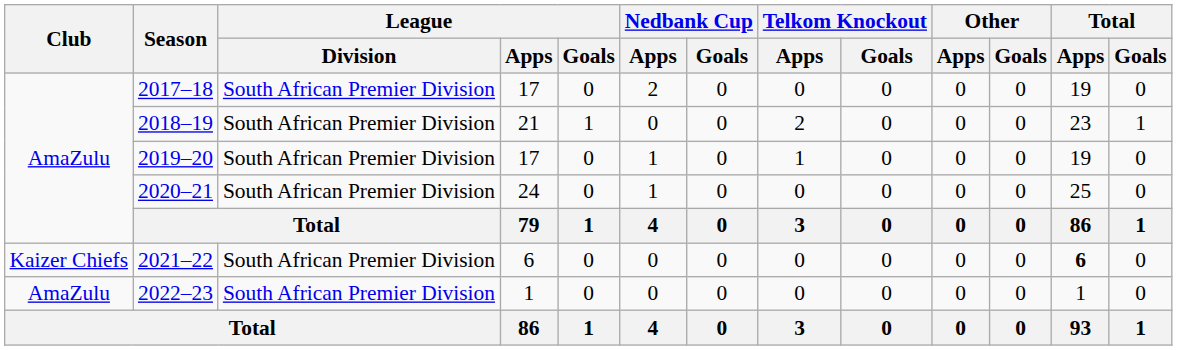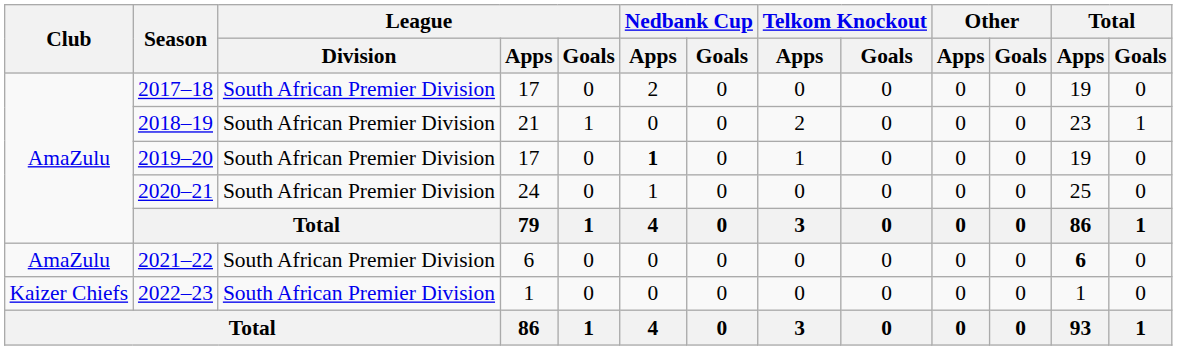(653, 157) normal -> (653, 157) bold
(69, 259) Kaizer Chiefs -> (69, 259) AmaZulu
(69, 293) AmaZulu -> (69, 293) Kaizer Chiefs
